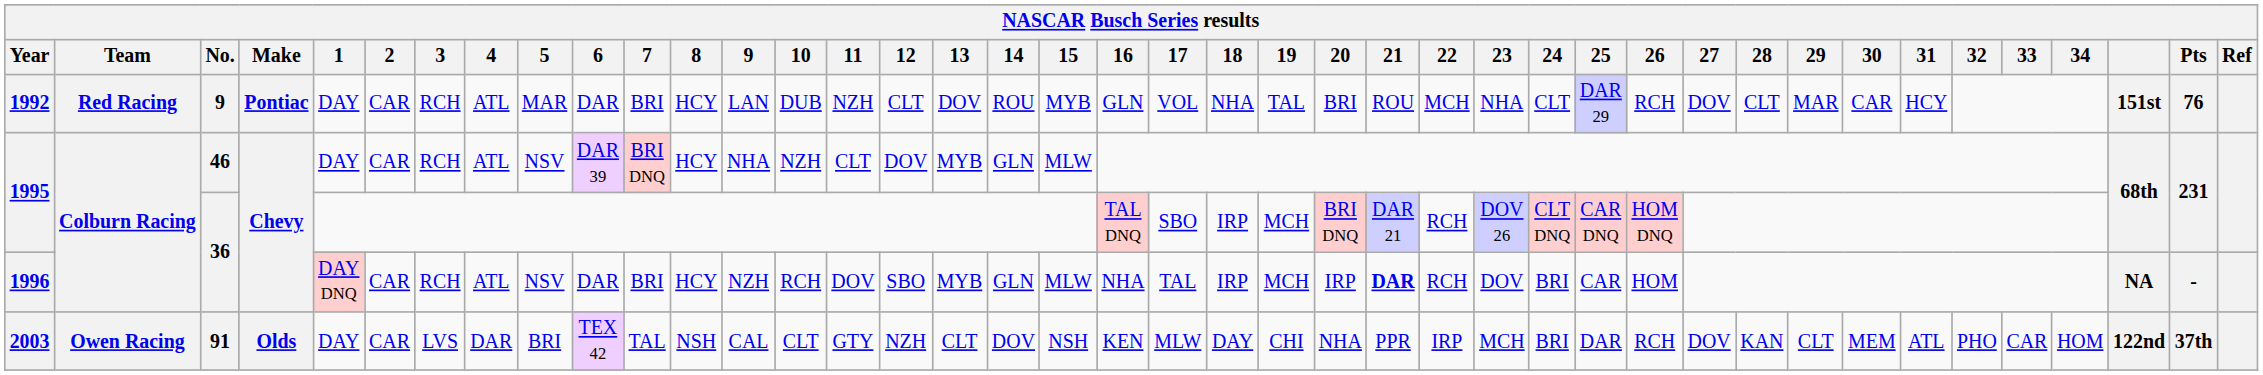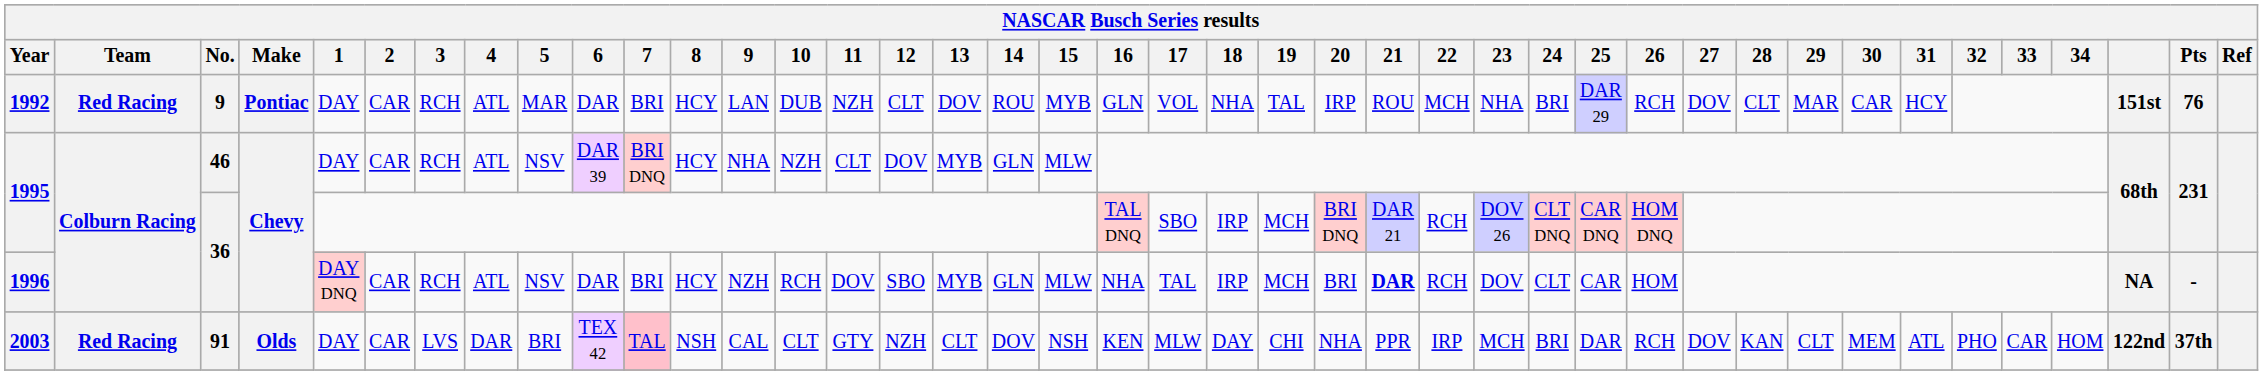(1340, 103) BRI -> (1340, 103) IRP
(1552, 103) CLT -> (1552, 103) BRI
(1340, 281) IRP -> (1340, 281) BRI
(1552, 281) BRI -> (1552, 281) CLT
(127, 340) Owen Racing -> (127, 340) Red Racing
(647, 340) no background -> (647, 340) pink background
